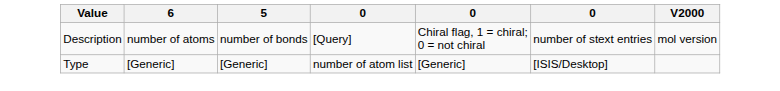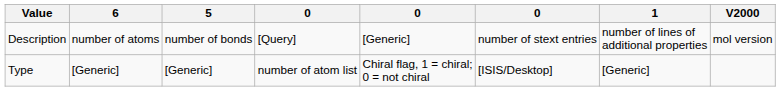+ column: (655, 13)
(473, 38) Chiral flag, 1 = chiral; 0 = not chiral -> (386, 38) [Generic]
(441, 63) [Generic] -> (418, 70) Chiral flag, 1 = chiral; 0 = not chiral
